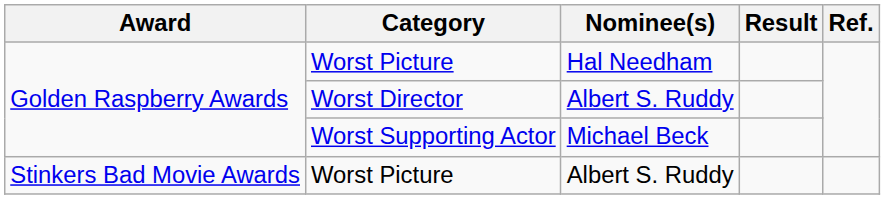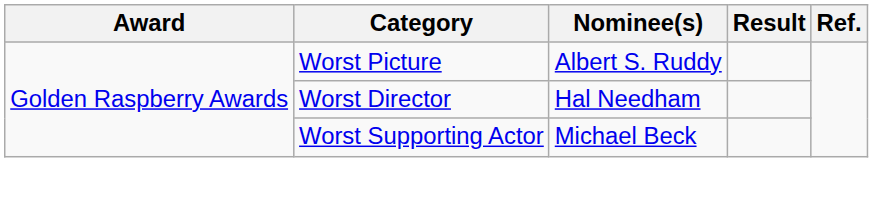(640, 61) Hal Needham -> (638, 61) Albert S. Ruddy
(650, 99) Albert S. Ruddy -> (628, 99) Hal Needham
- row: (155, 174)
